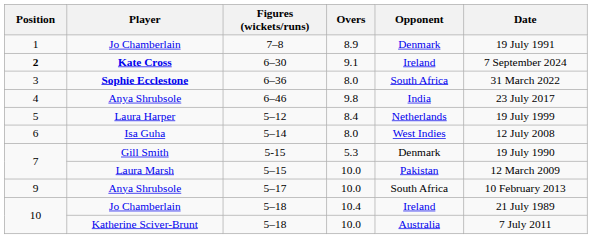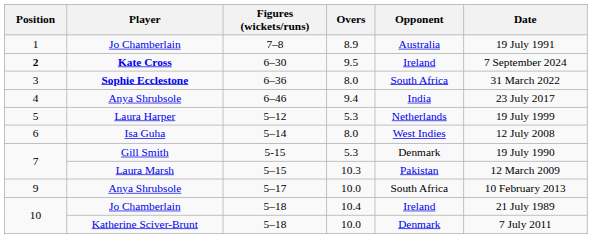(419, 44) Denmark -> (419, 44) Australia
(351, 62) 9.1 -> (351, 62) 9.5
(351, 98) 9.8 -> (351, 98) 9.4
(351, 116) 8.4 -> (351, 116) 5.3
(351, 170) 10.0 -> (351, 170) 10.3
(419, 224) Australia -> (419, 224) Denmark
